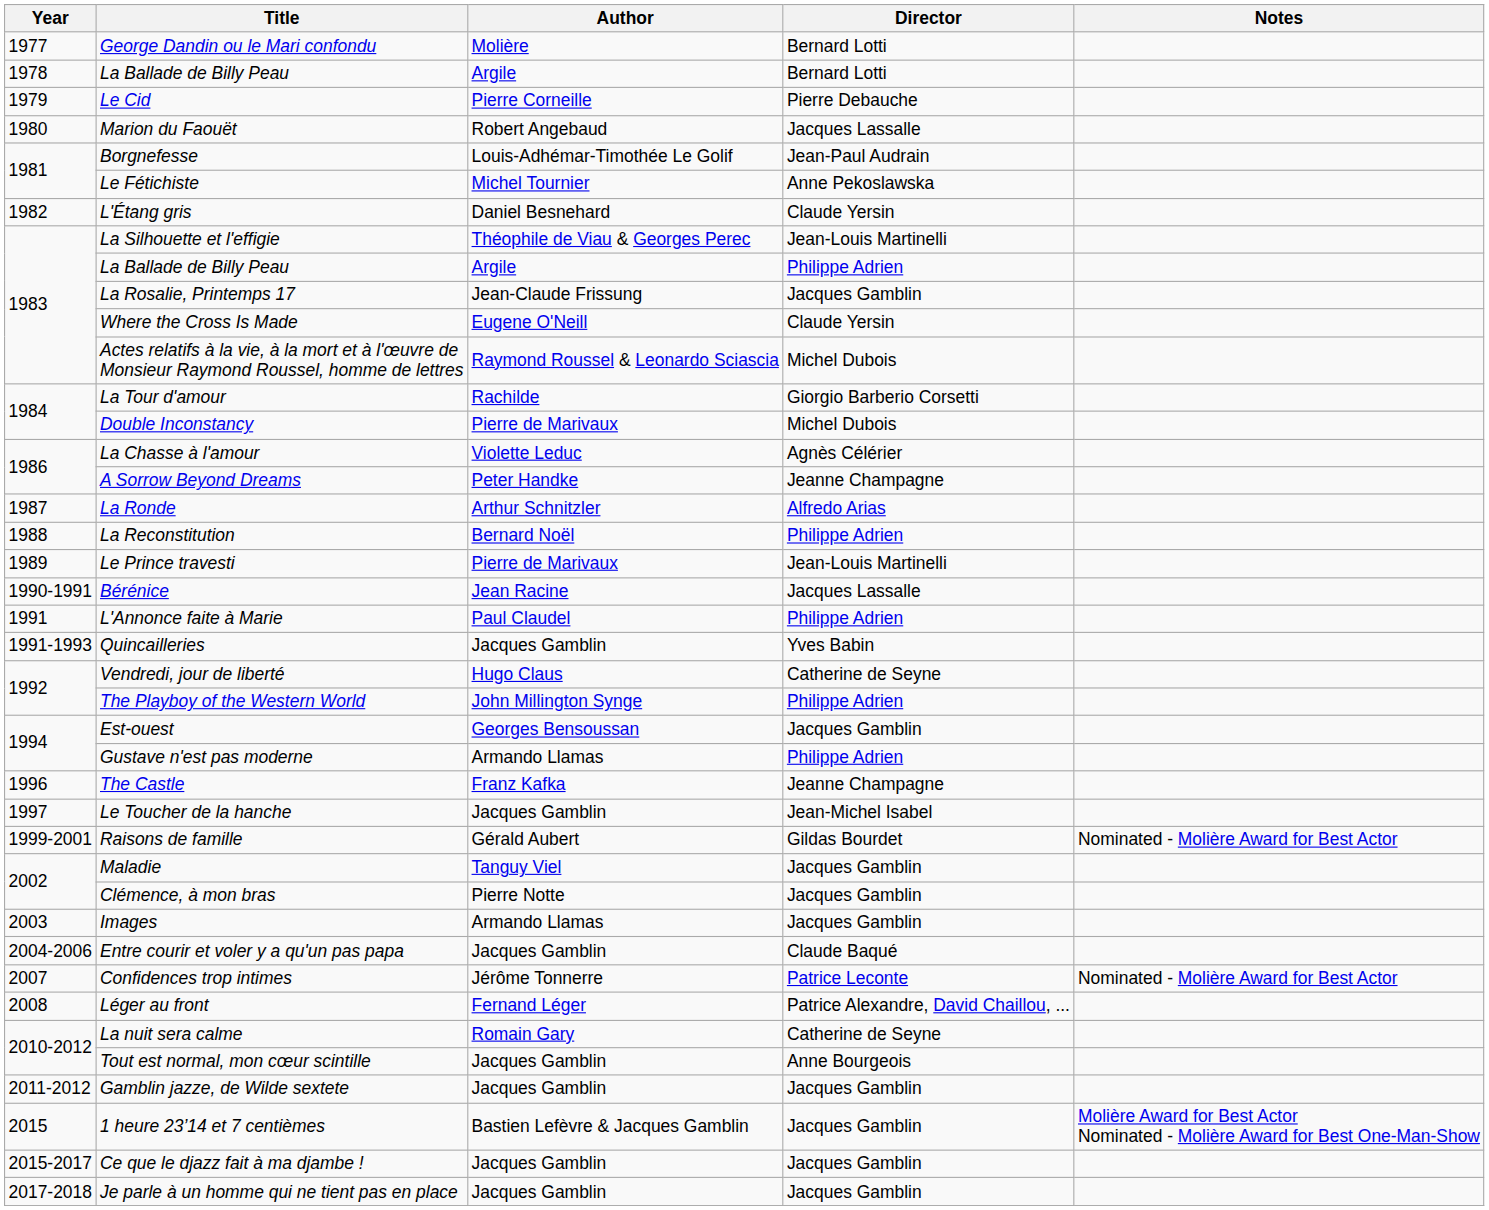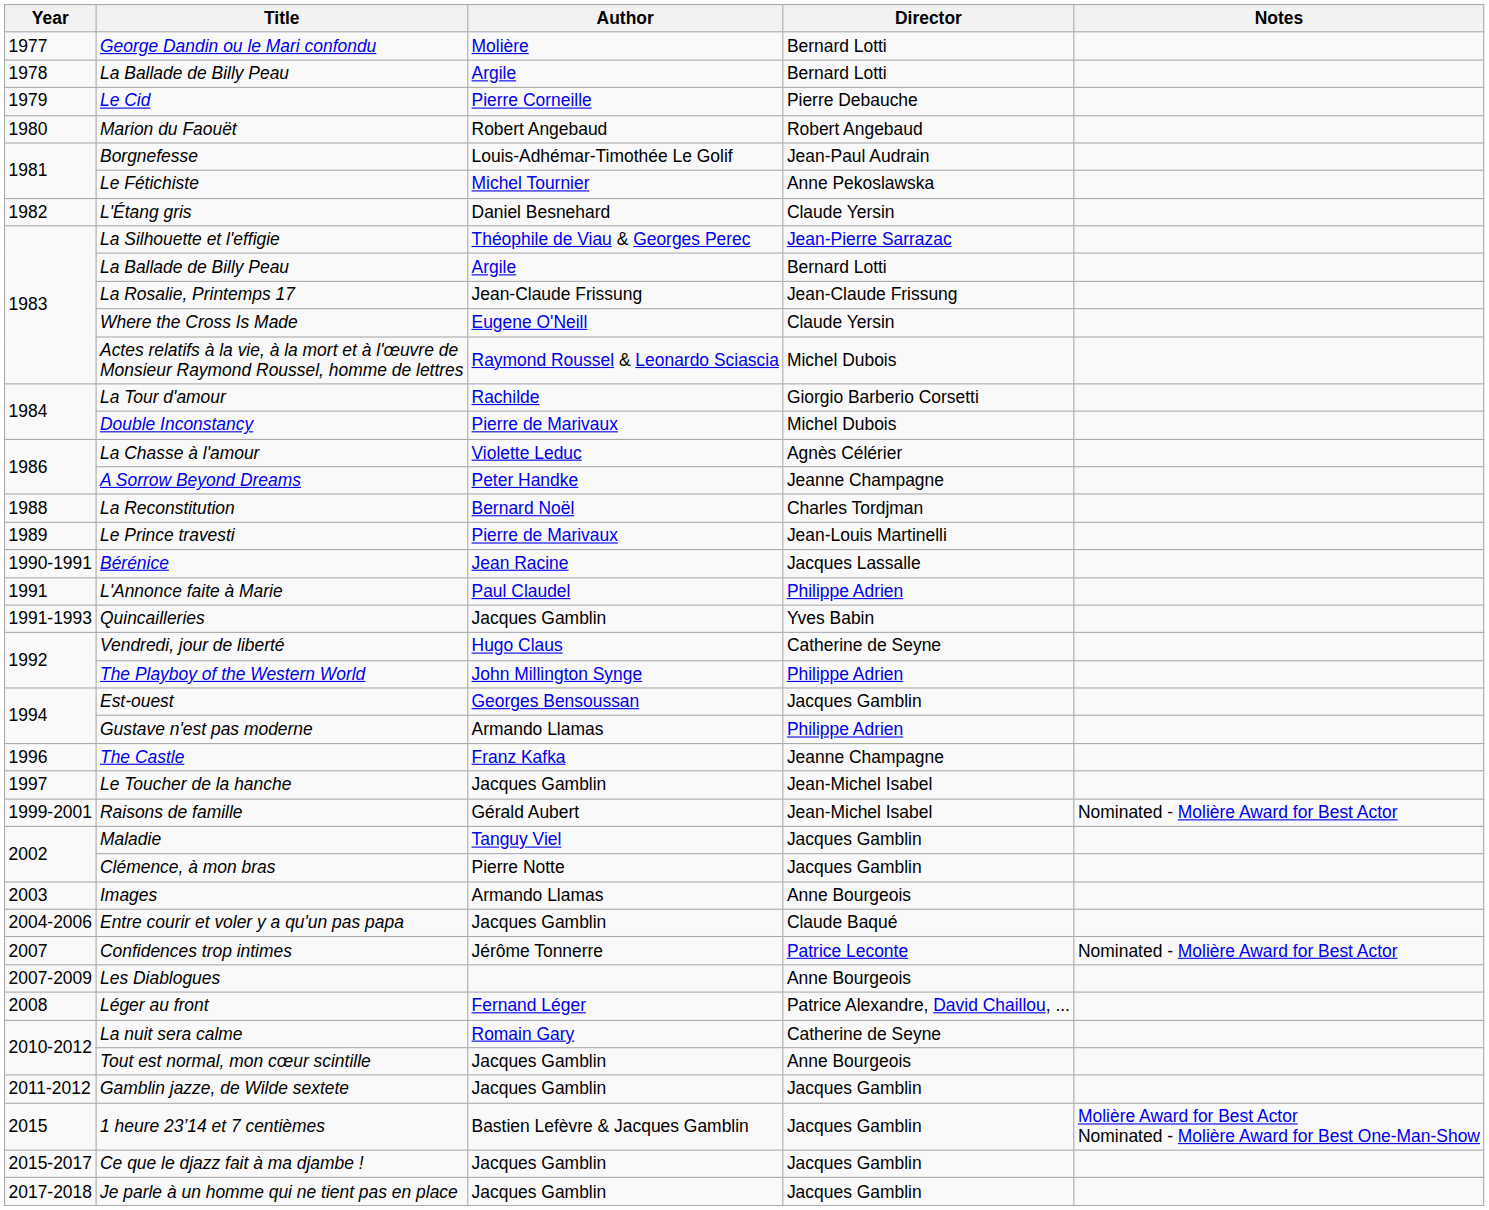(854, 128) Jacques Lassalle -> (855, 128) Robert Angebaud
(867, 239) Jean-Louis Martinelli -> (869, 239) Jean-Pierre Sarrazac
(845, 267) Philippe Adrien -> (837, 267) Bernard Lotti
(854, 294) Jacques Gamblin -> (872, 294) Jean-Claude Frissung
- row: (28, 508)
(845, 535) Philippe Adrien -> (855, 508) Charles Tordjman
(845, 840) Gildas Bourdet -> (860, 812) Jean-Michel Isabel
(854, 923) Jacques Gamblin -> (849, 895) Anne Bourgeois
+ row: (50, 978)
